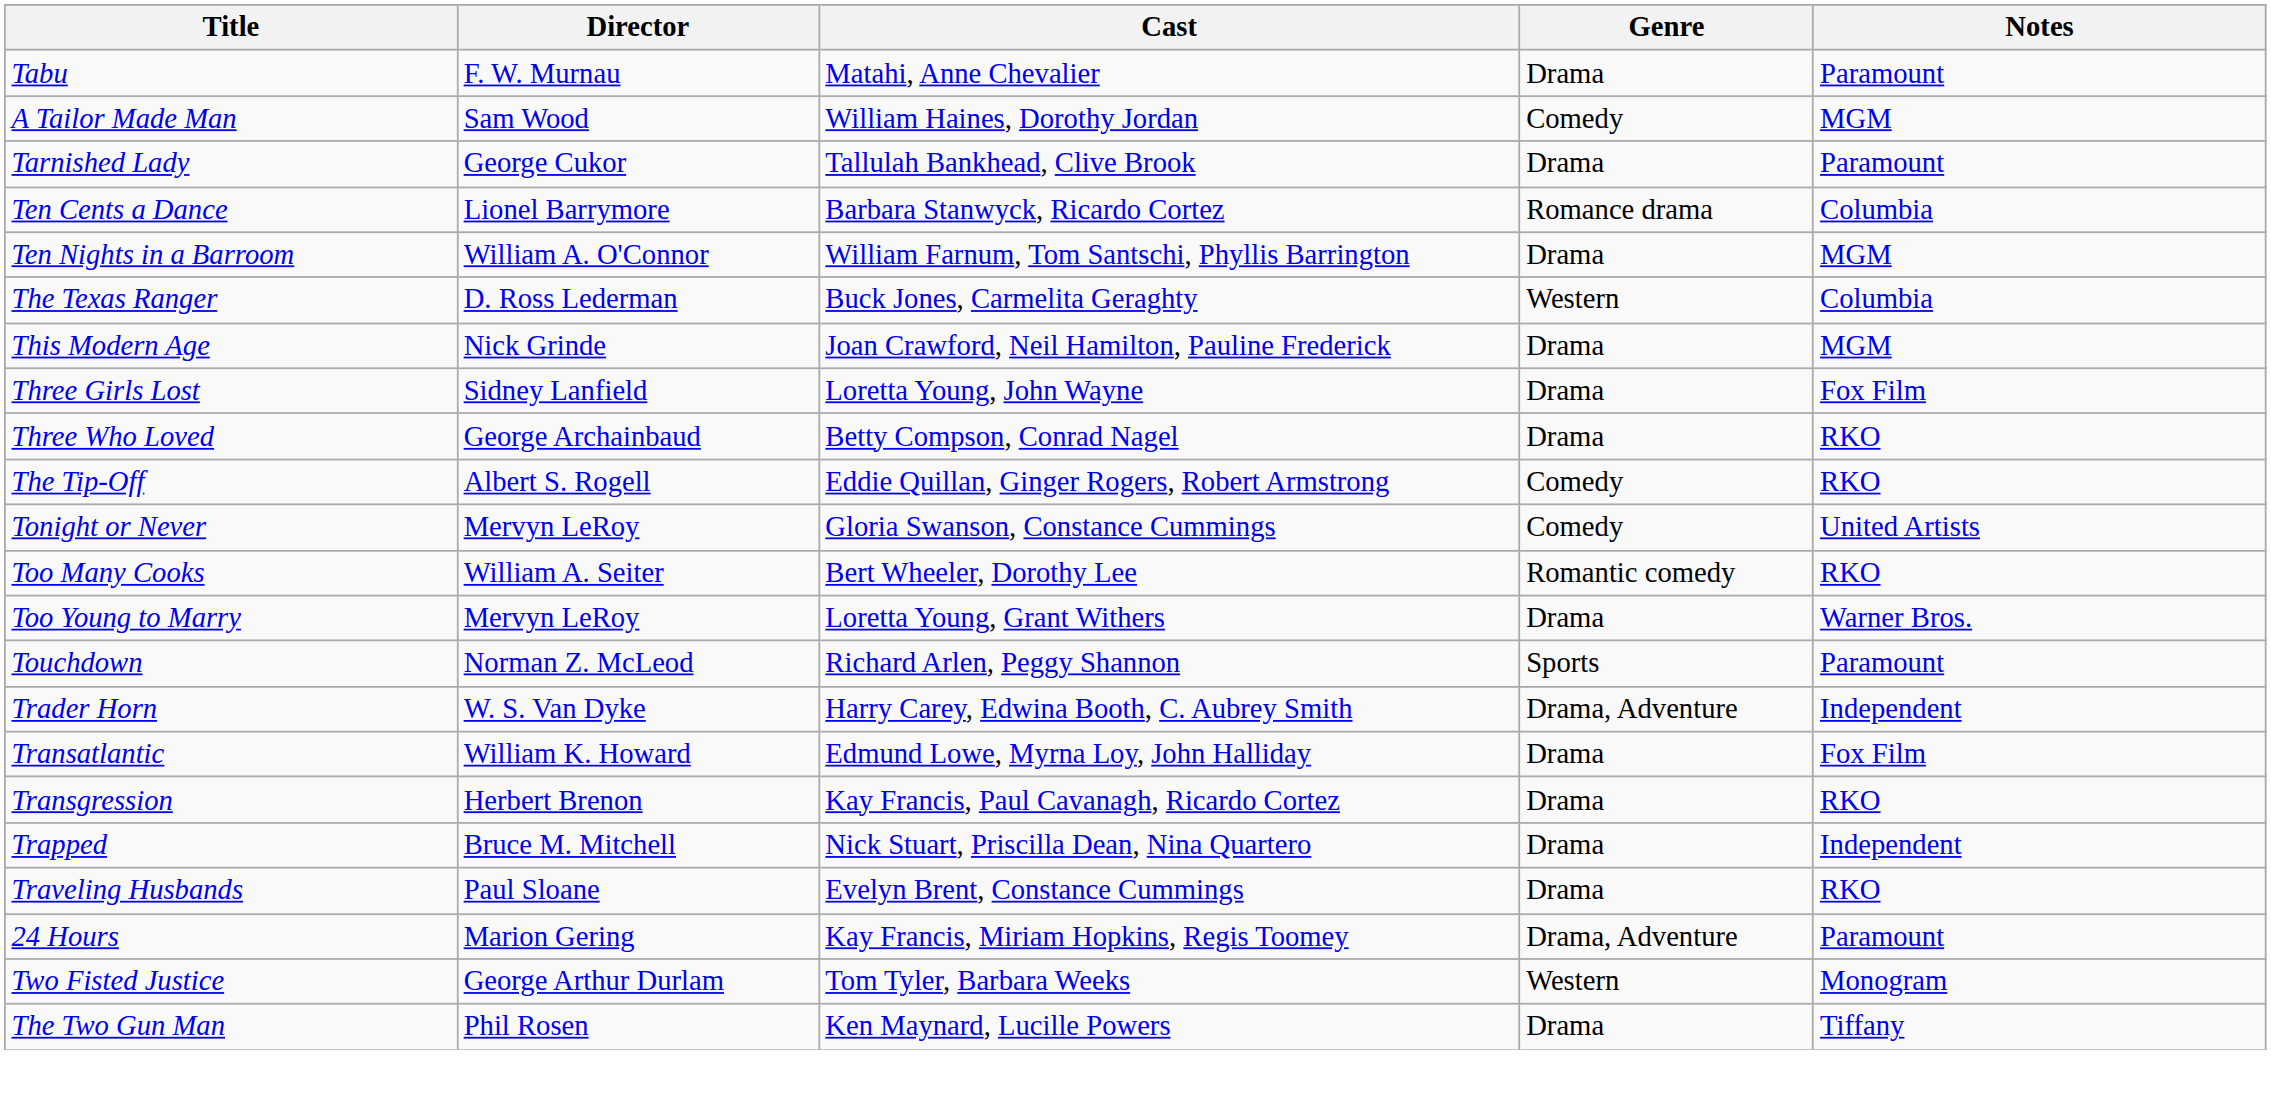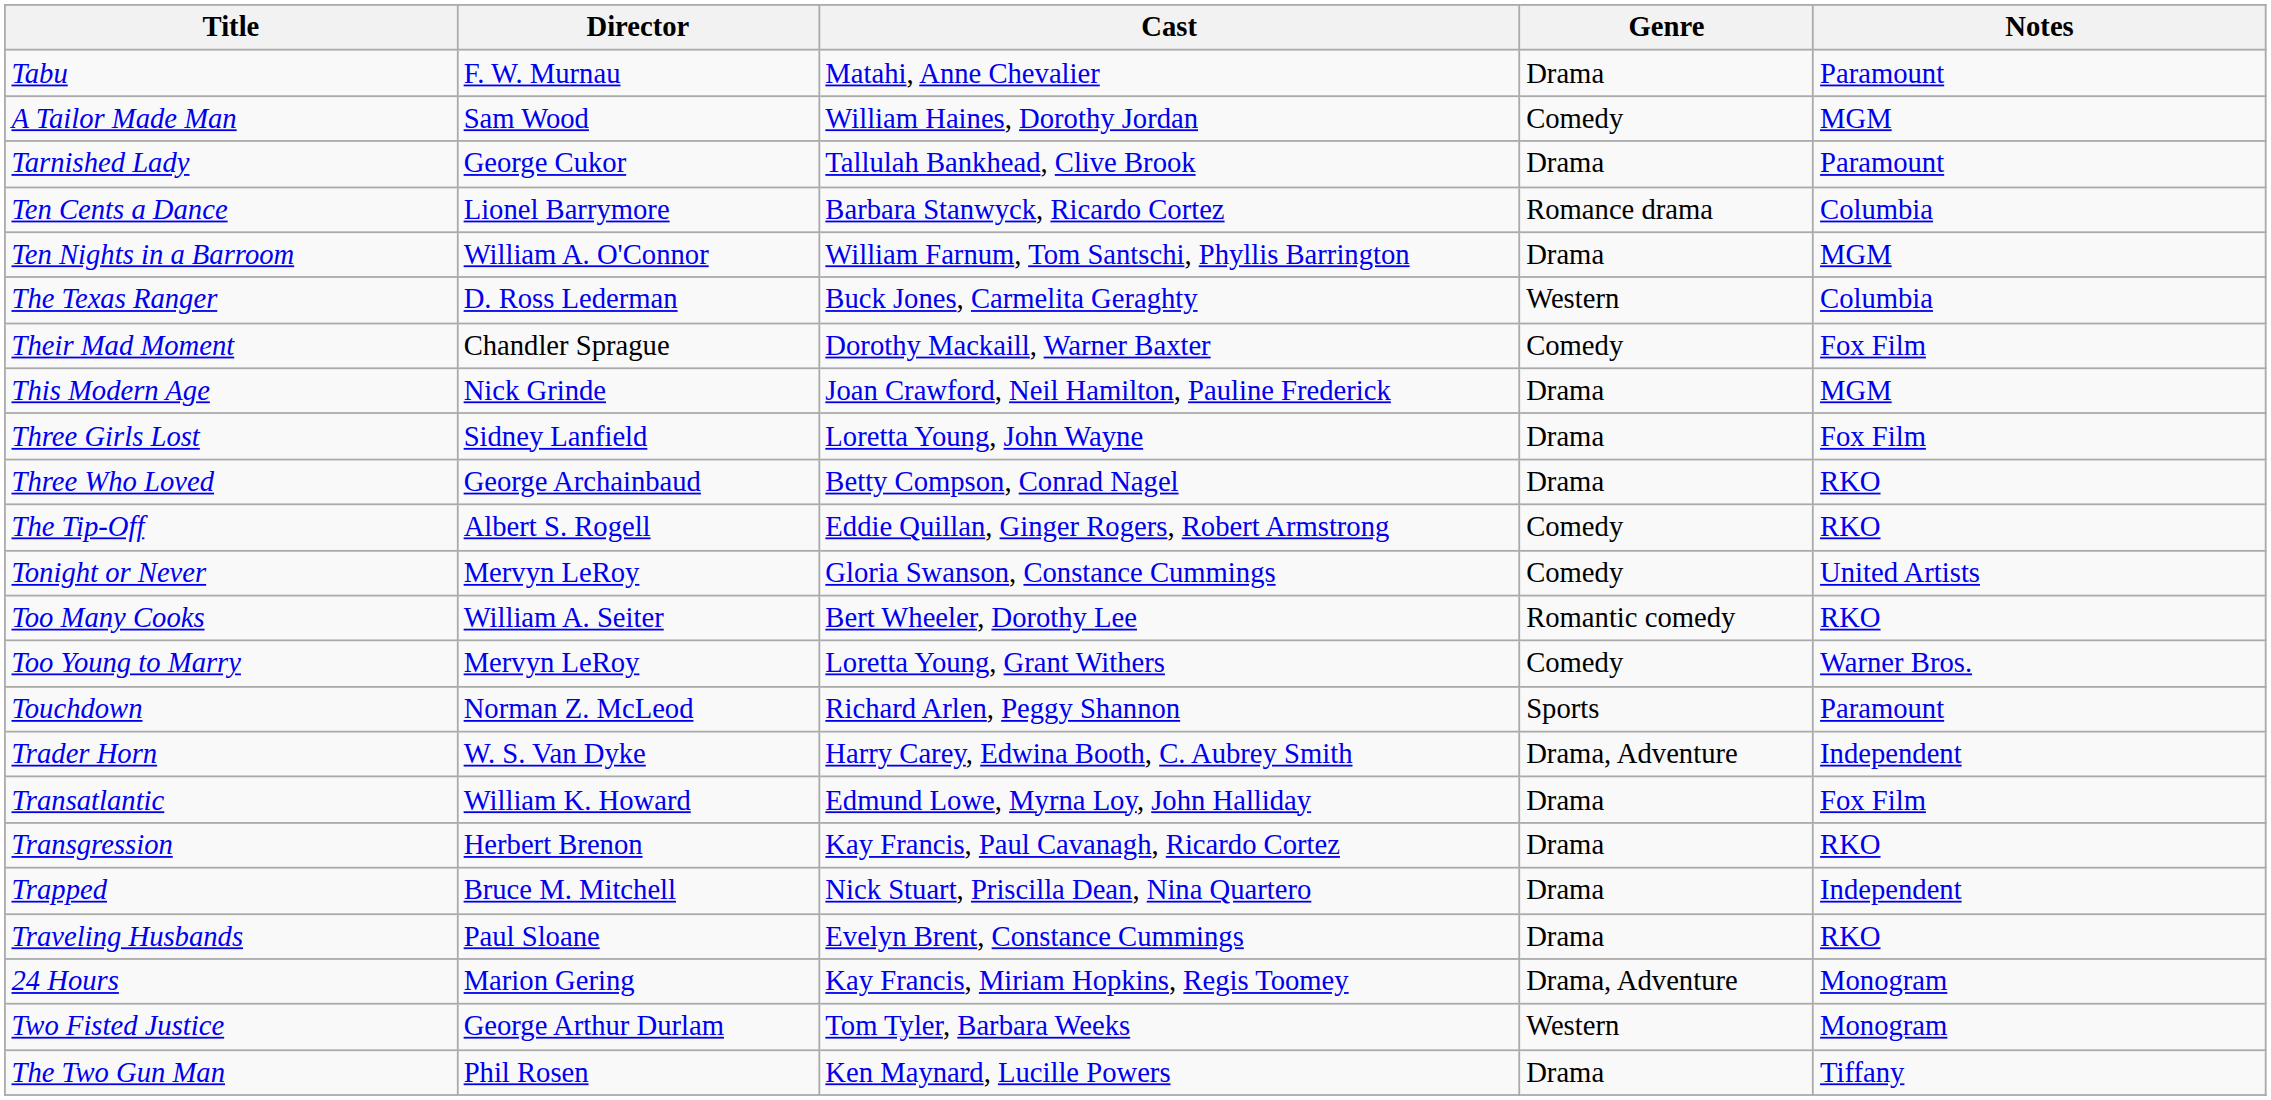+ row: (123, 345)
(1565, 617) Drama -> (1575, 663) Comedy
(1882, 935) Paramount -> (1884, 981) Monogram
